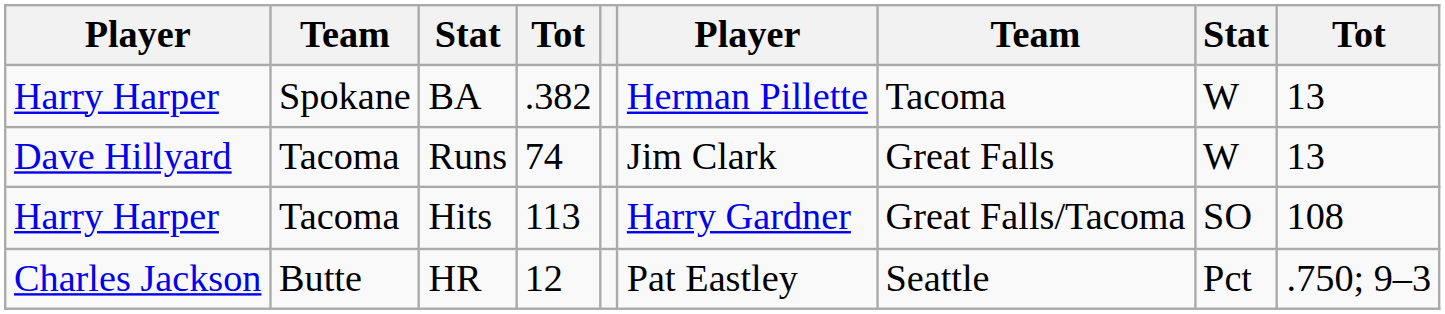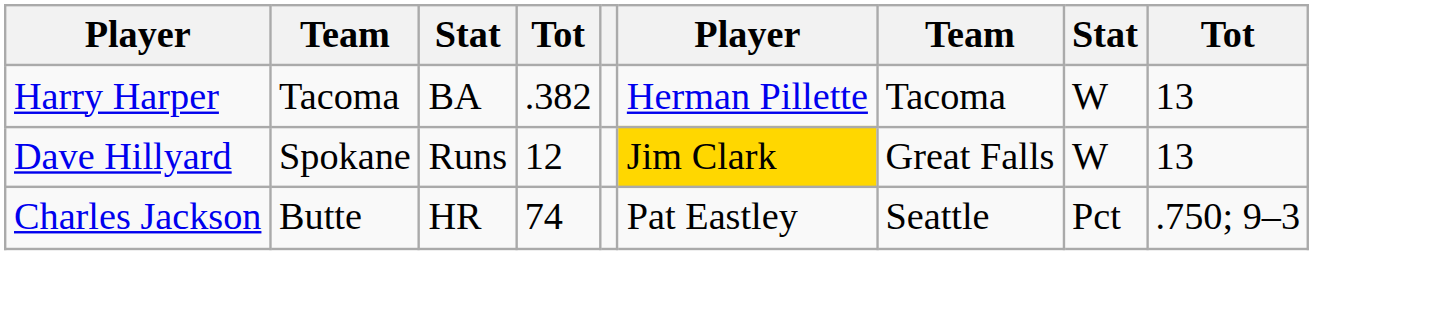(345, 95) Spokane -> (339, 95) Tacoma
(339, 156) Tacoma -> (345, 156) Spokane
(544, 156) 74 -> (544, 156) 12
(702, 156) no background -> (702, 156) gold background
- row: (460, 216)
(544, 277) 12 -> (544, 216) 74
